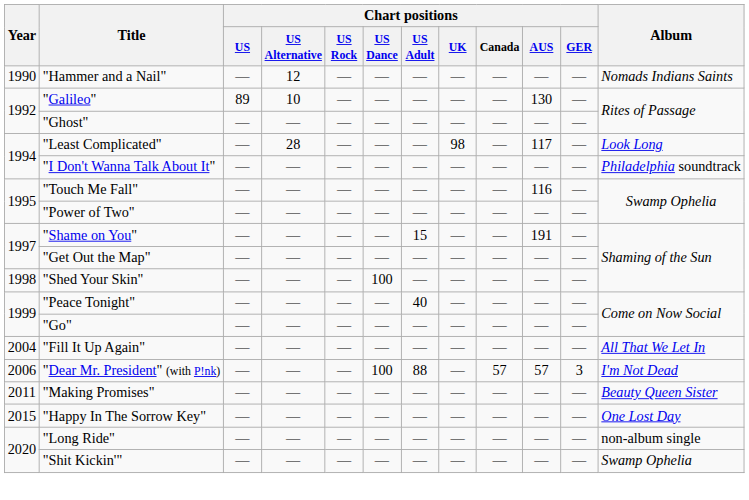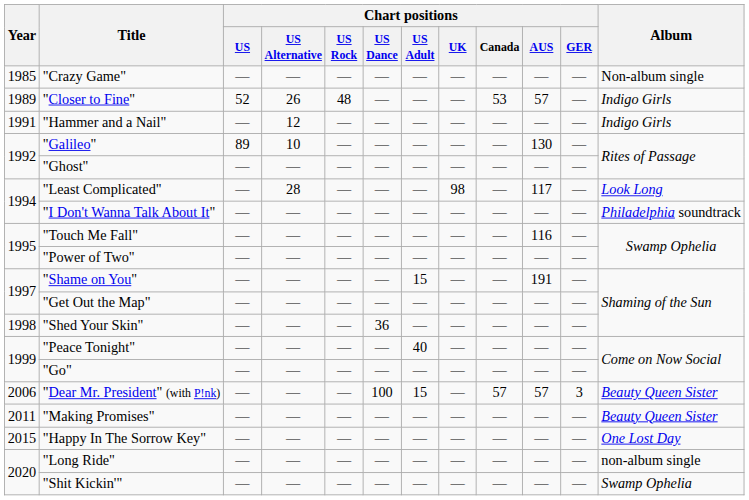+ row: (84, 76)
+ row: (89, 99)
(22, 76) 1990 -> (22, 122) 1991
(667, 76) Nomads Indians Saints -> (636, 122) Indigo Girls
(382, 280) 100 -> (382, 325) 36
- row: (94, 347)
(420, 370) 88 -> (420, 393) 15
(640, 370) I'm Not Dead -> (659, 393) Beauty Queen Sister
